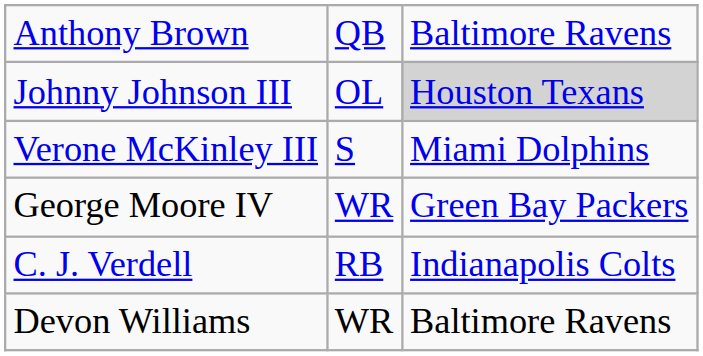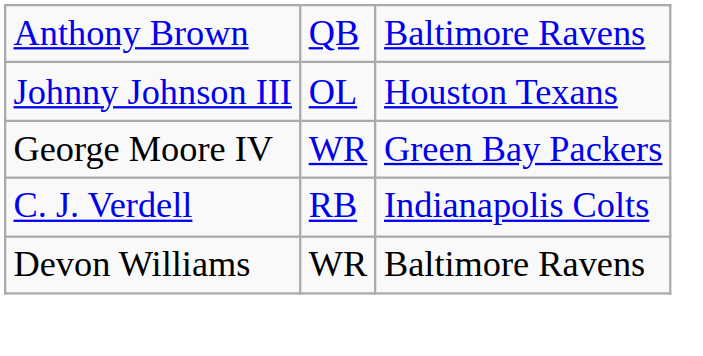(527, 90) lightgrey background -> (501, 90) no background
- row: (166, 148)
